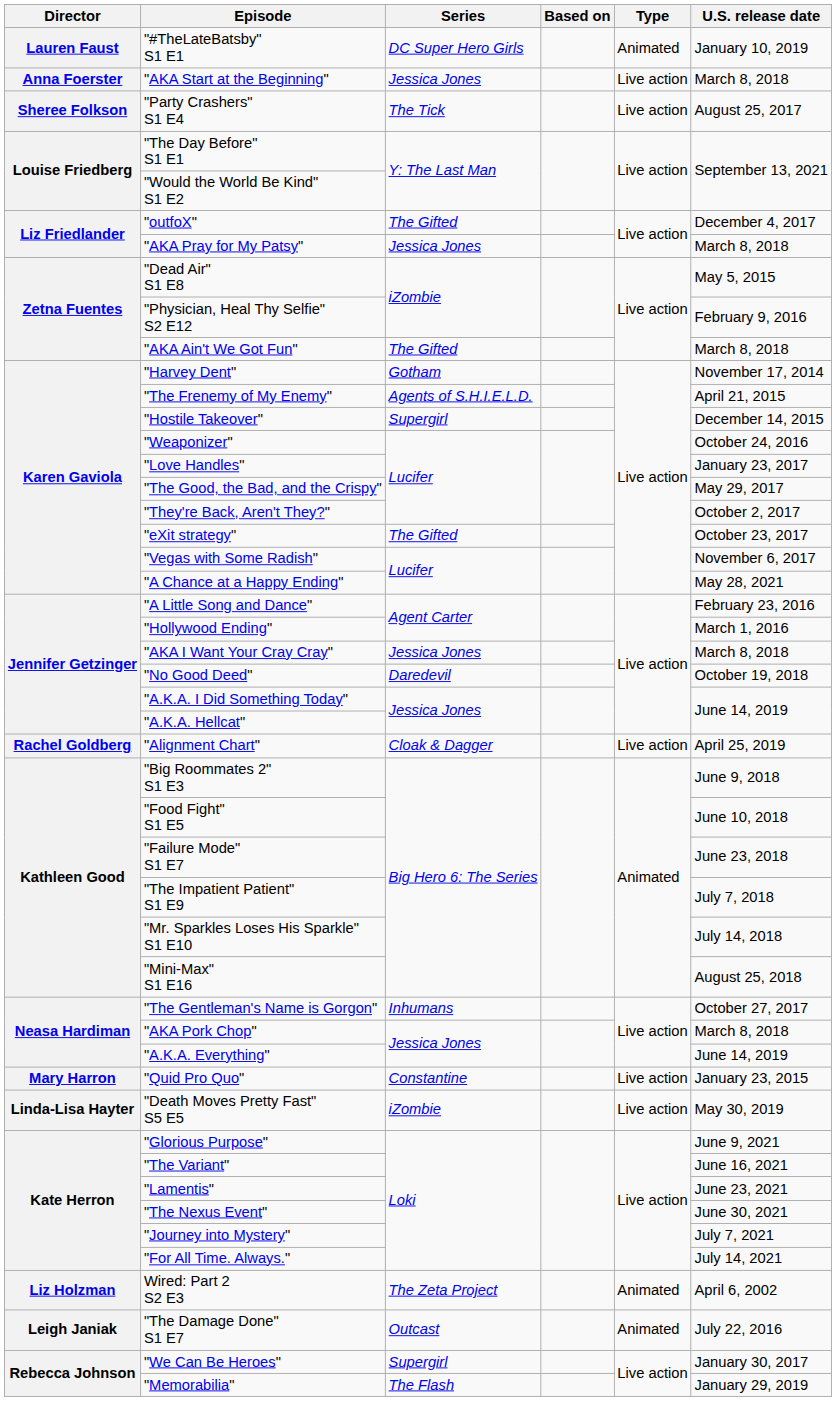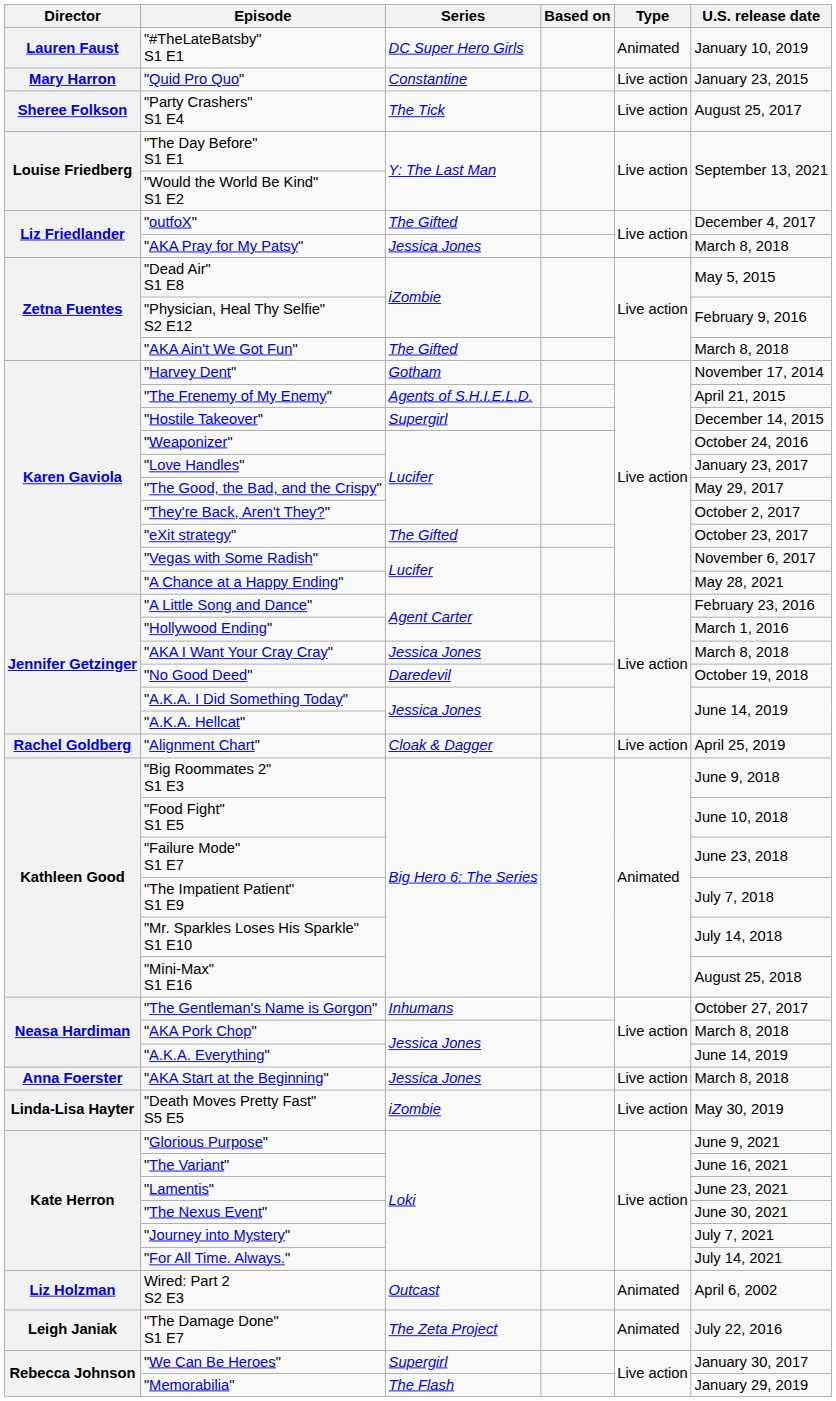rows swapped: (236, 79) <-> (194, 1078)
(443, 1290) The Zeta Project -> (414, 1290) Outcast
(414, 1330) Outcast -> (443, 1330) The Zeta Project
